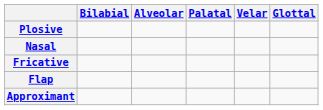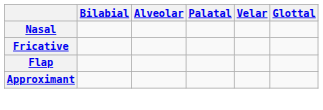- row: (41, 30)
